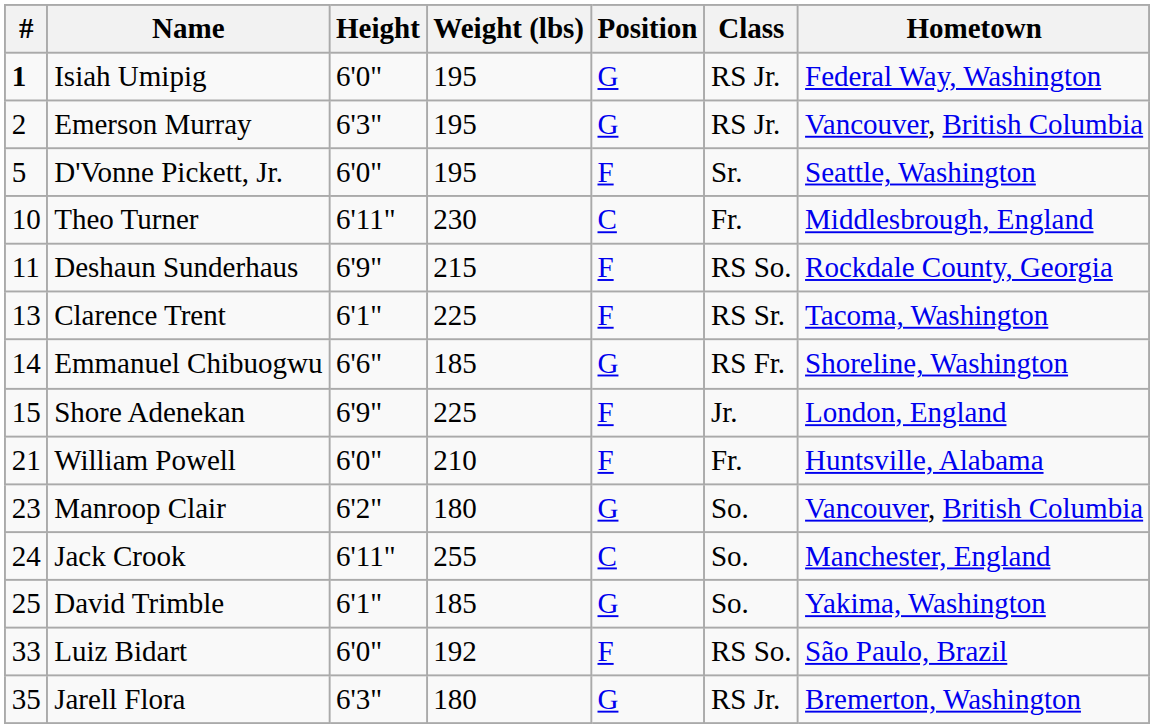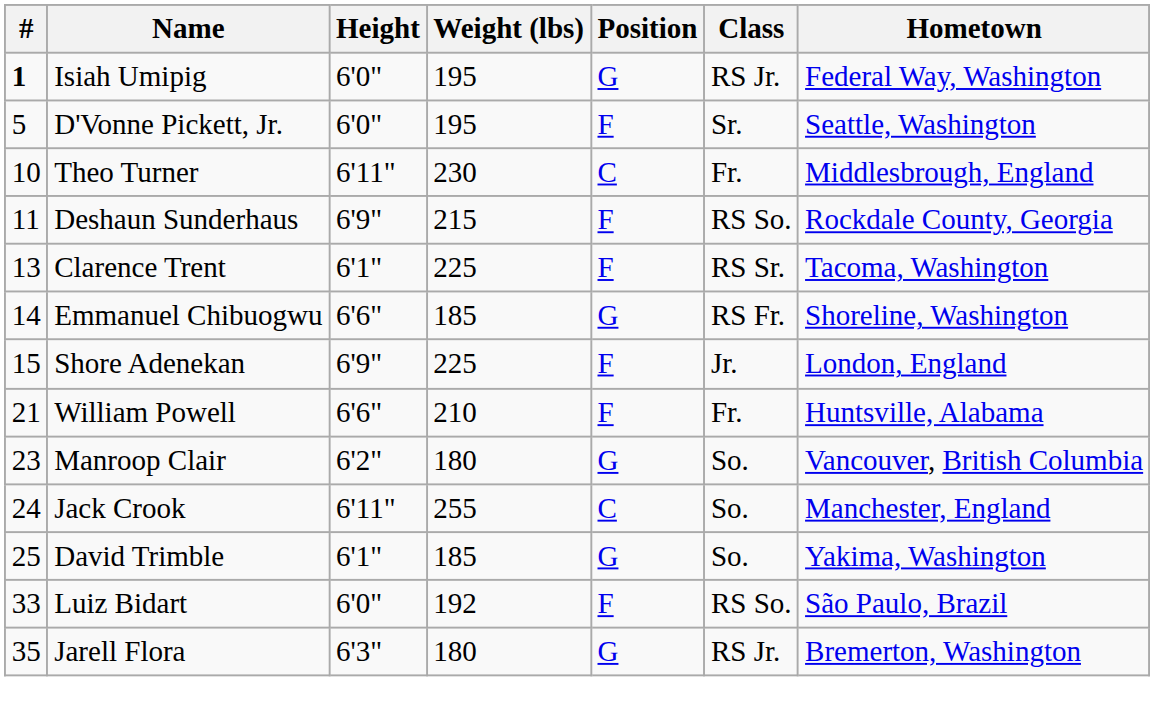- row: (153, 124)
(359, 459) 6'0" -> (359, 411) 6'6"
